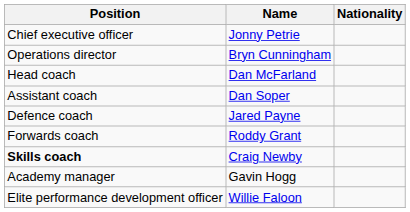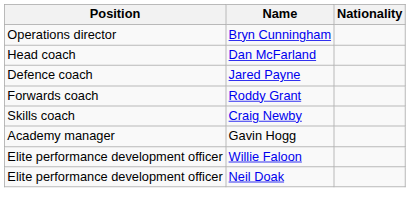- row: (264, 34)
- row: (259, 95)
(44, 156) bold -> (41, 116) normal
+ row: (256, 177)
